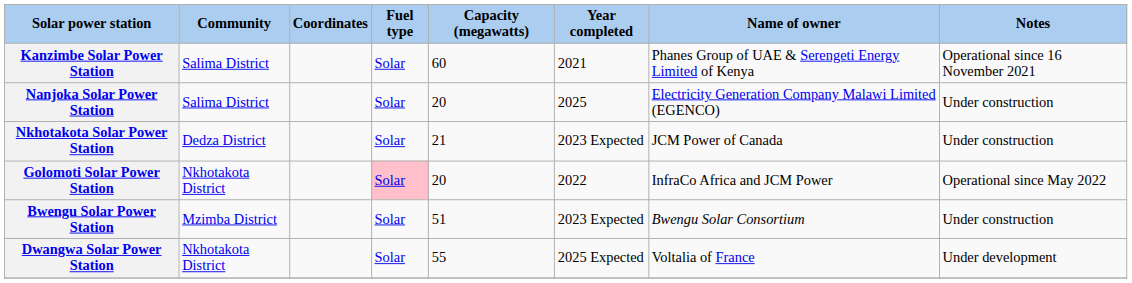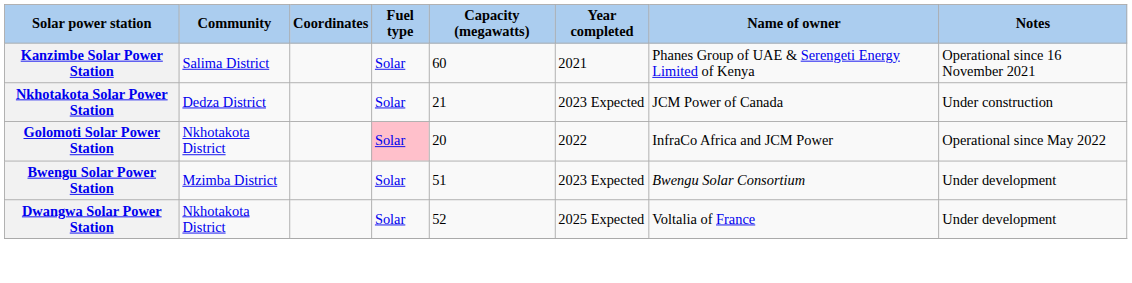- row: (92, 102)
(998, 219) Under construction -> (999, 180) Under development
(439, 258) 55 -> (439, 219) 52
